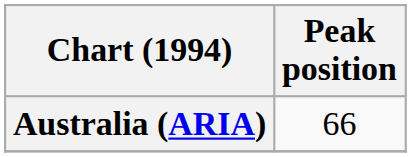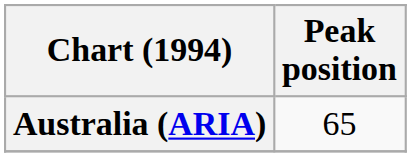(339, 123) 66 -> (339, 123) 65
